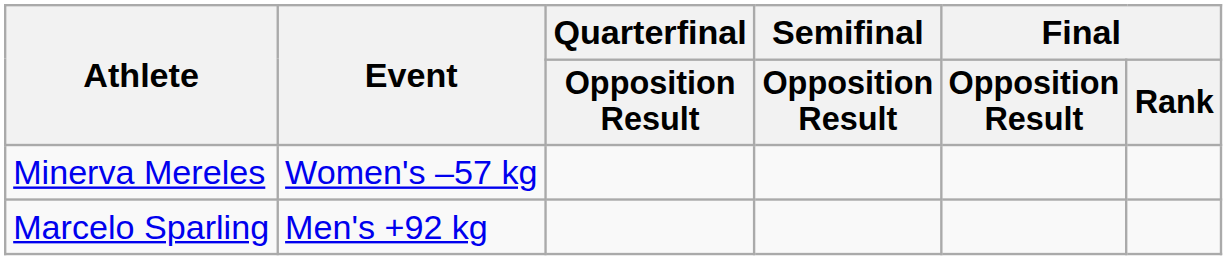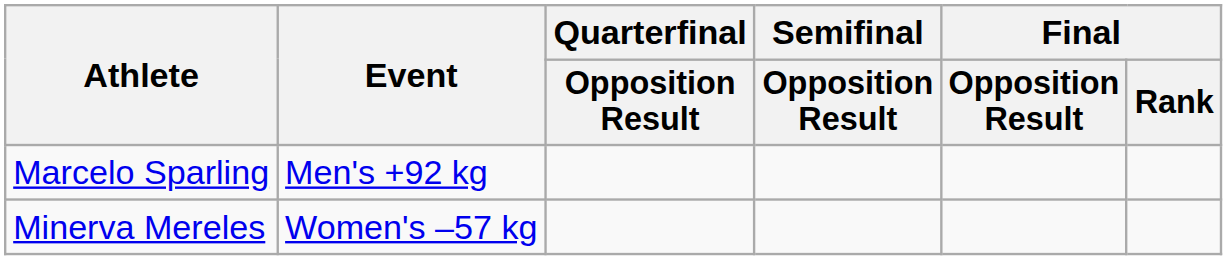rows swapped: (141, 227) <-> (139, 173)
